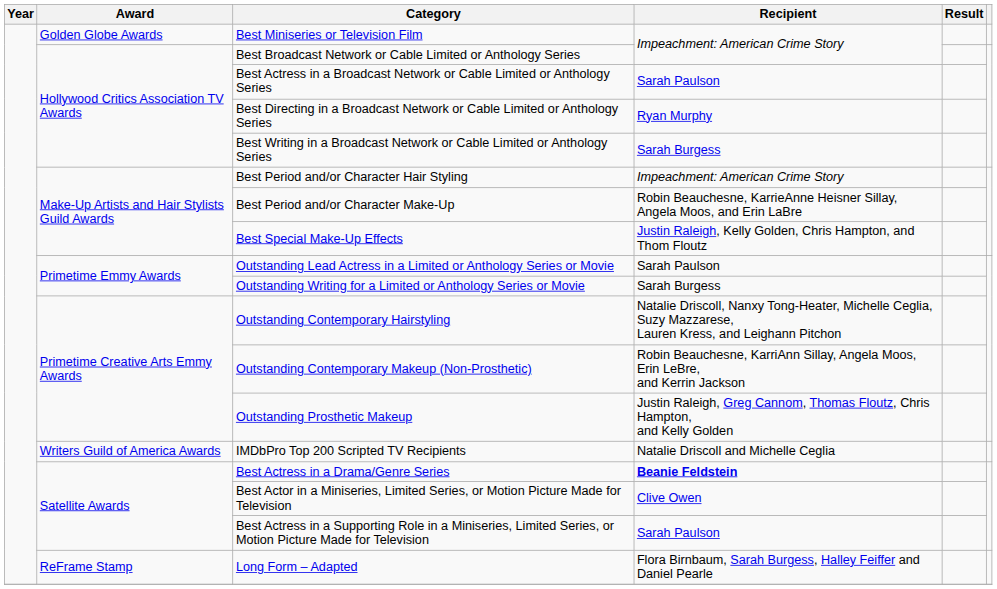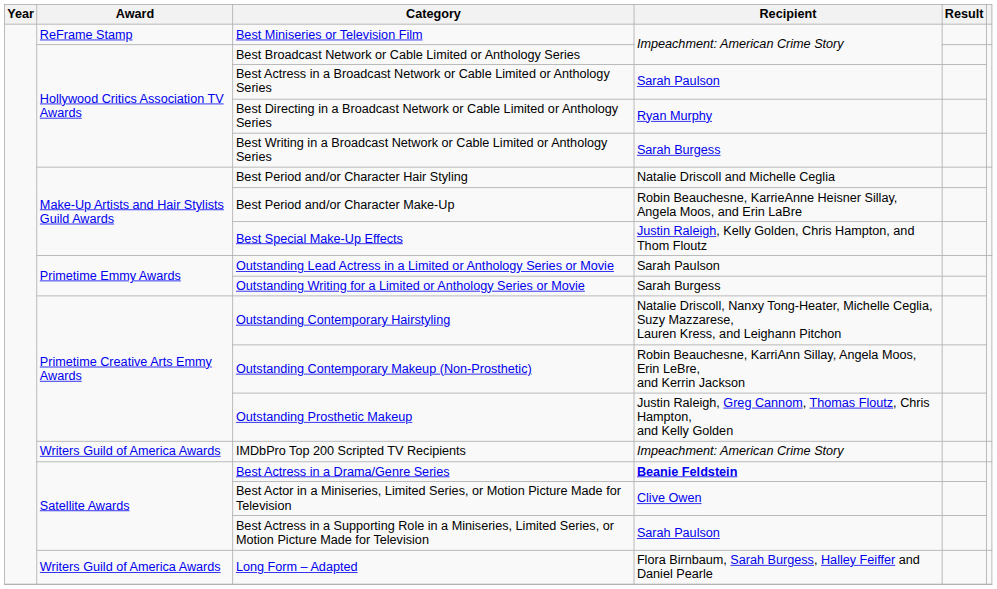(101, 34) Golden Globe Awards -> (86, 34) ReFrame Stamp
(740, 177) Impeachment: American Crime Story -> (736, 177) Natalie Driscoll and Michelle Ceglia
(736, 451) Natalie Driscoll and Michelle Ceglia -> (740, 451) Impeachment: American Crime Story
(86, 567) ReFrame Stamp -> (130, 567) Writers Guild of America Awards
